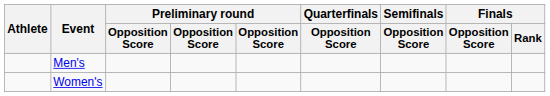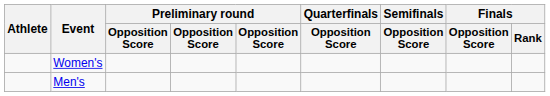rows swapped: (69, 63) <-> (78, 82)
